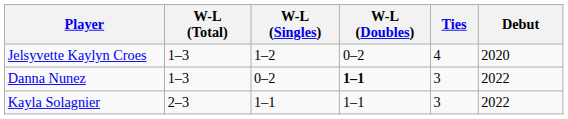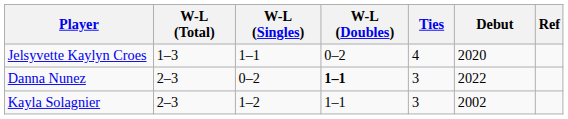+ column: (549, 23)
(265, 55) 1–2 -> (249, 55) 1–1
(178, 78) 1–3 -> (167, 78) 2–3
(265, 101) 1–1 -> (249, 101) 1–2
(495, 101) 2022 -> (472, 101) 2002
